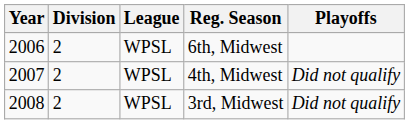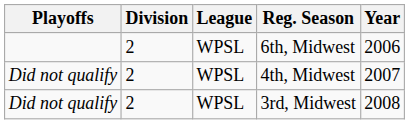columns swapped: (27, 18) <-> (346, 18)
